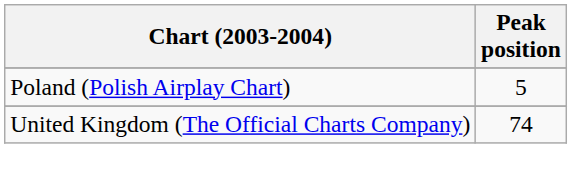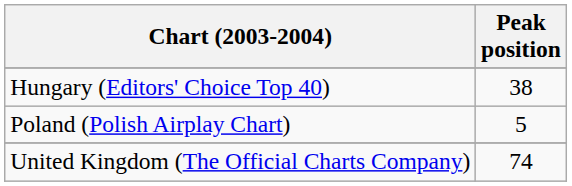+ row: (170, 86)
